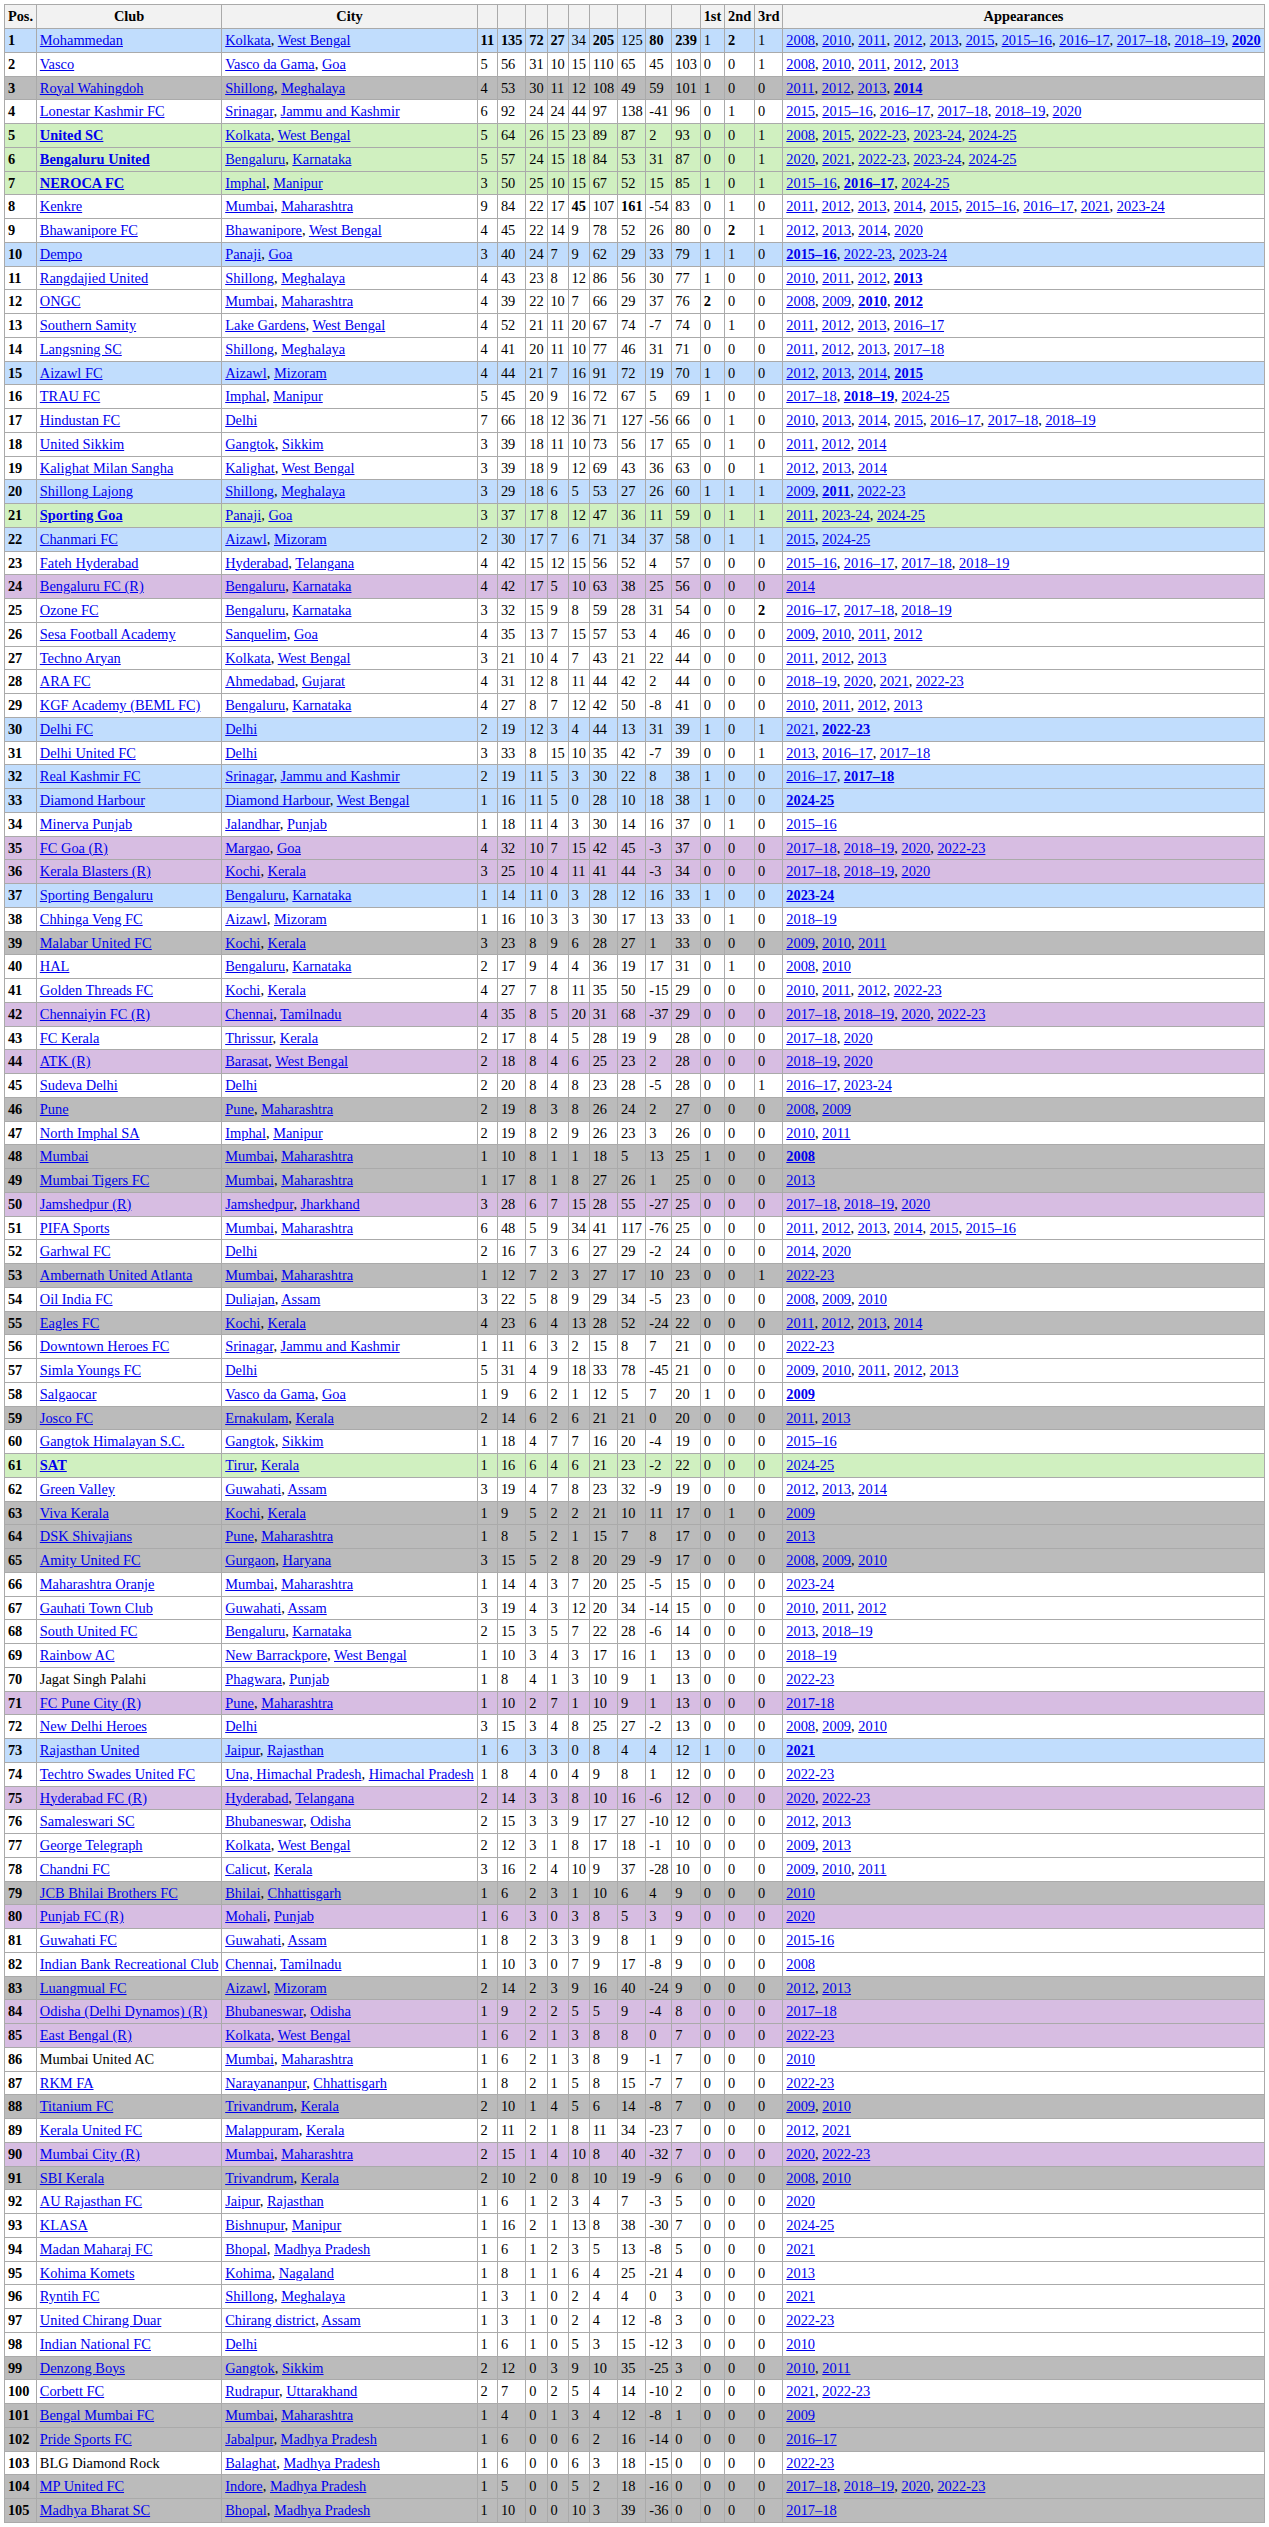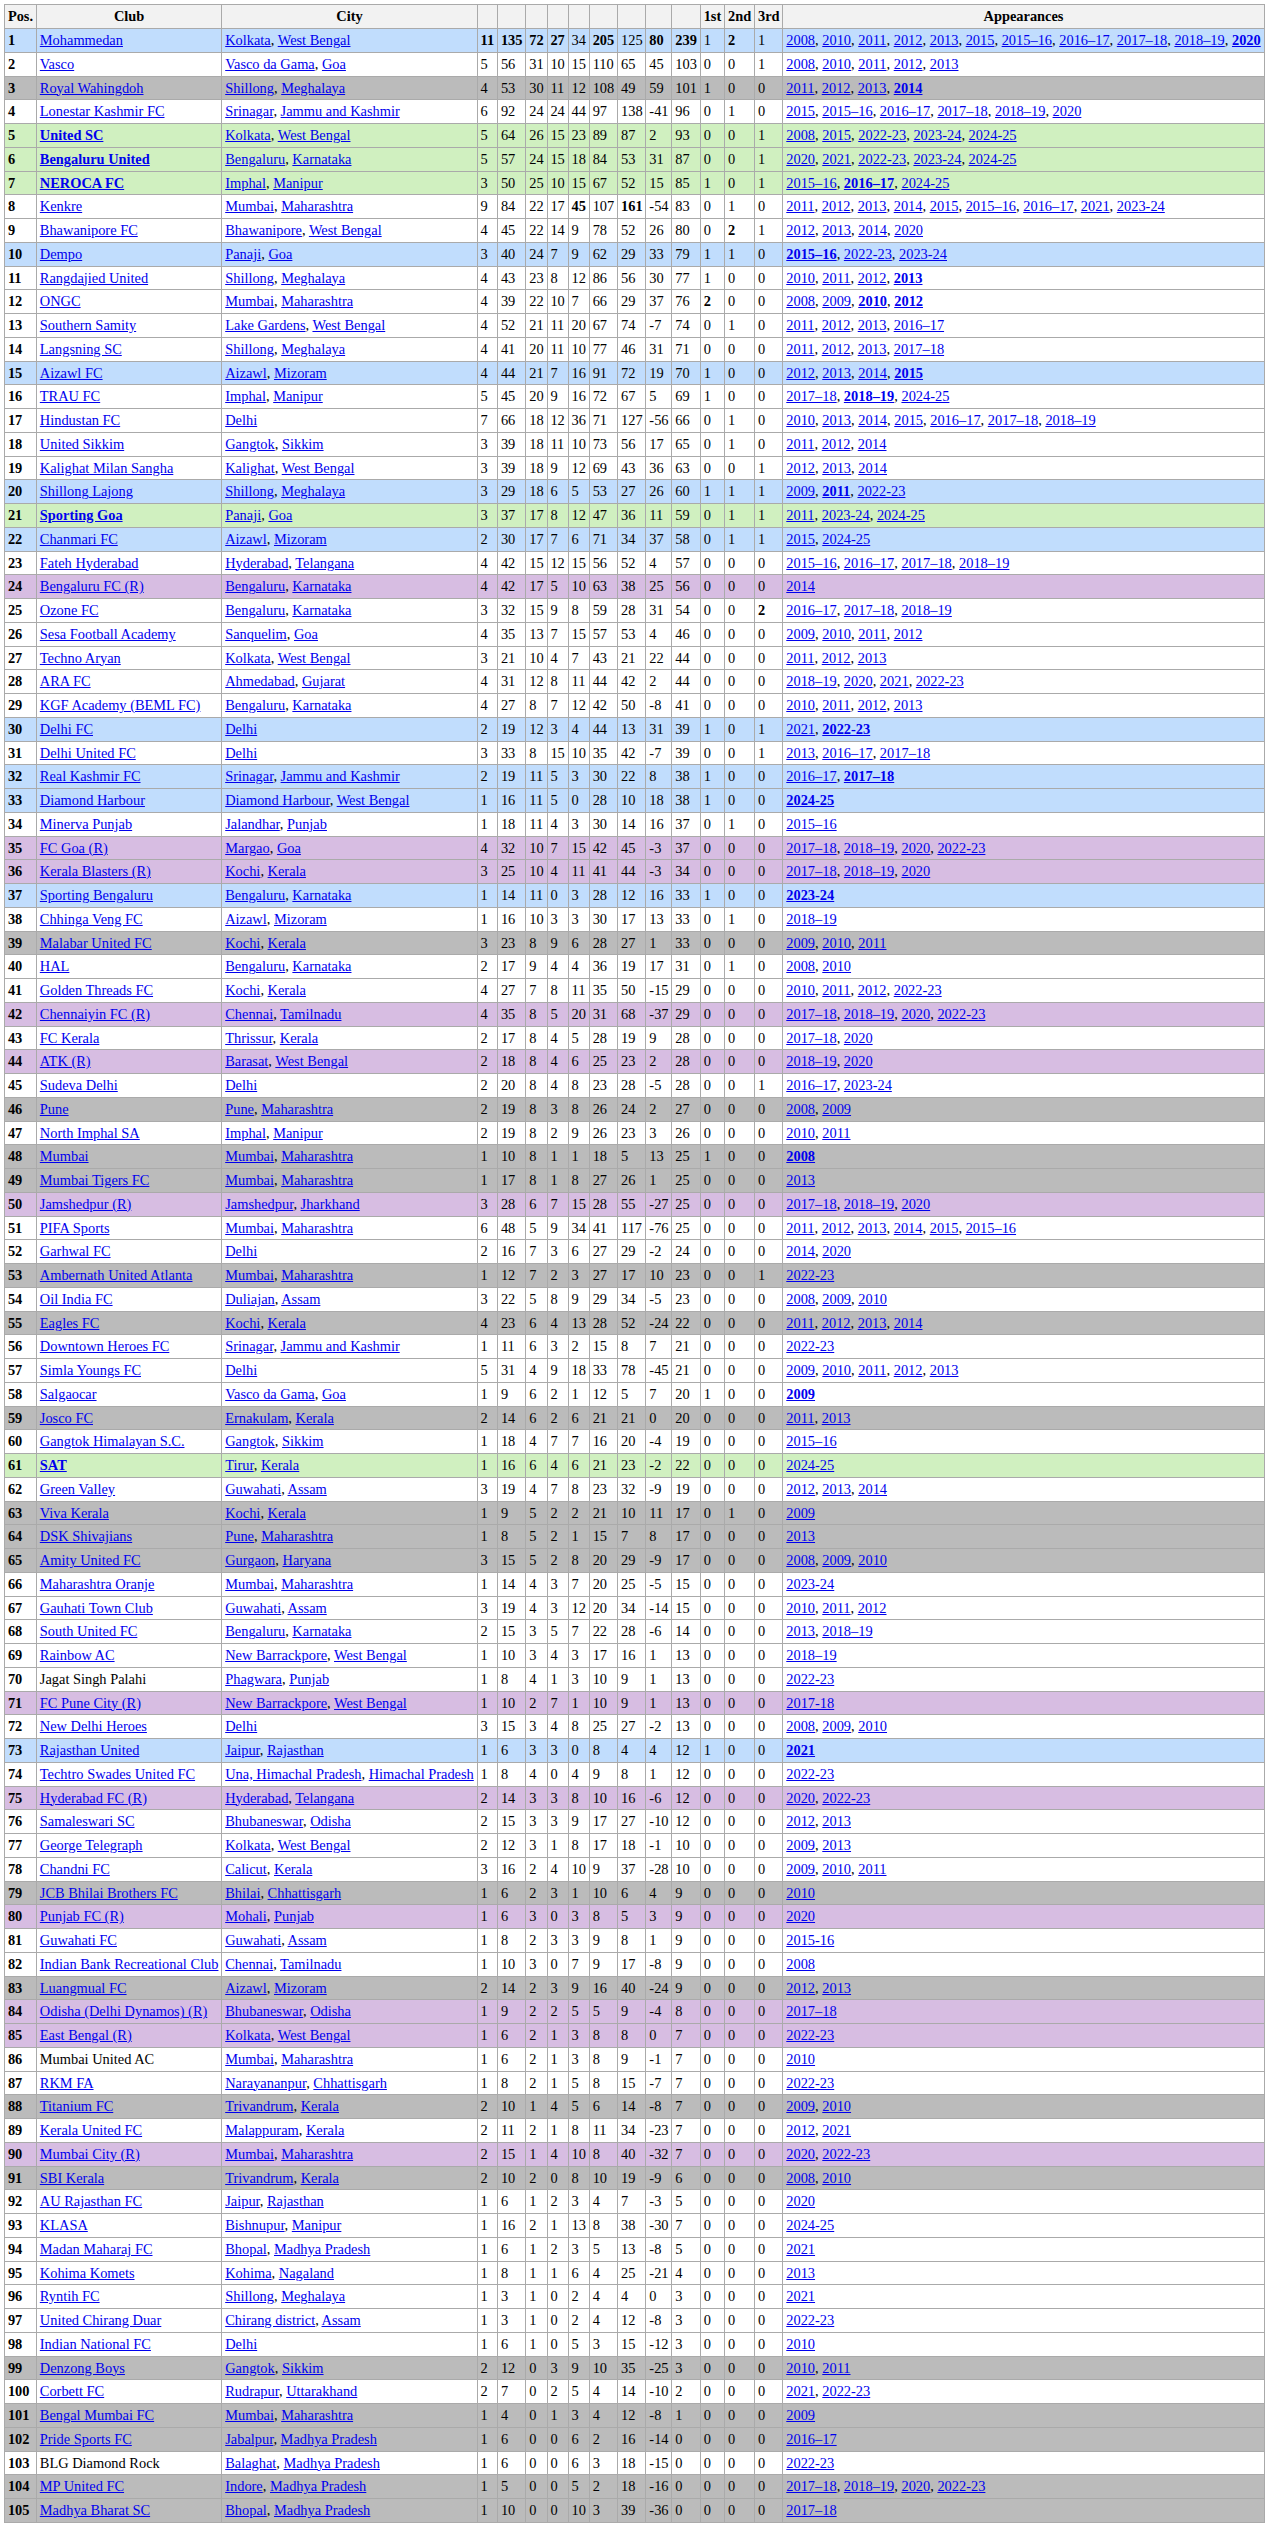(279, 1703) Pune, Maharashtra -> (316, 1703) New Barrackpore, West Bengal
